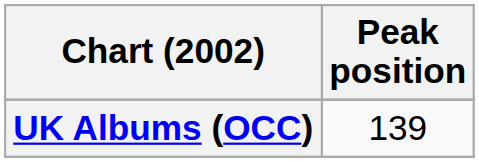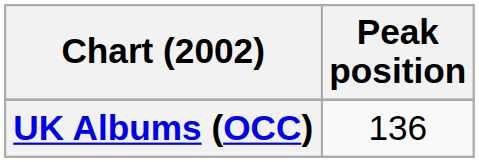(398, 127) 139 -> (398, 127) 136
